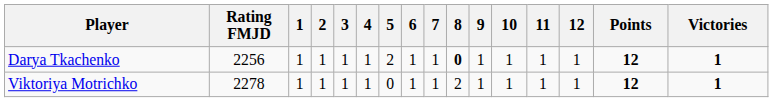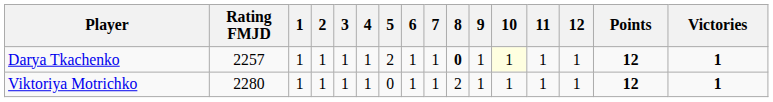(249, 59) 2256 -> (249, 59) 2257
(509, 59) no background -> (509, 59) lightyellow background
(249, 84) 2278 -> (249, 84) 2280
